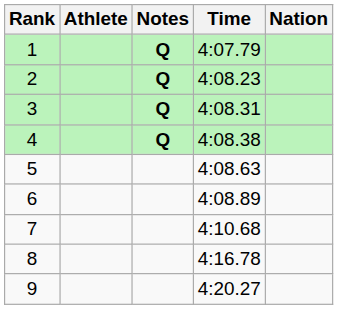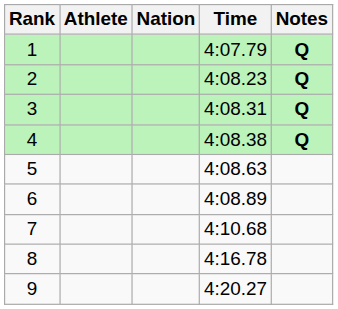columns swapped: (299, 19) <-> (163, 19)
